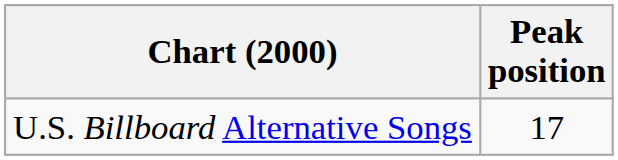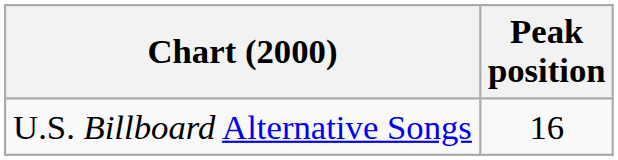(547, 126) 17 -> (547, 126) 16
